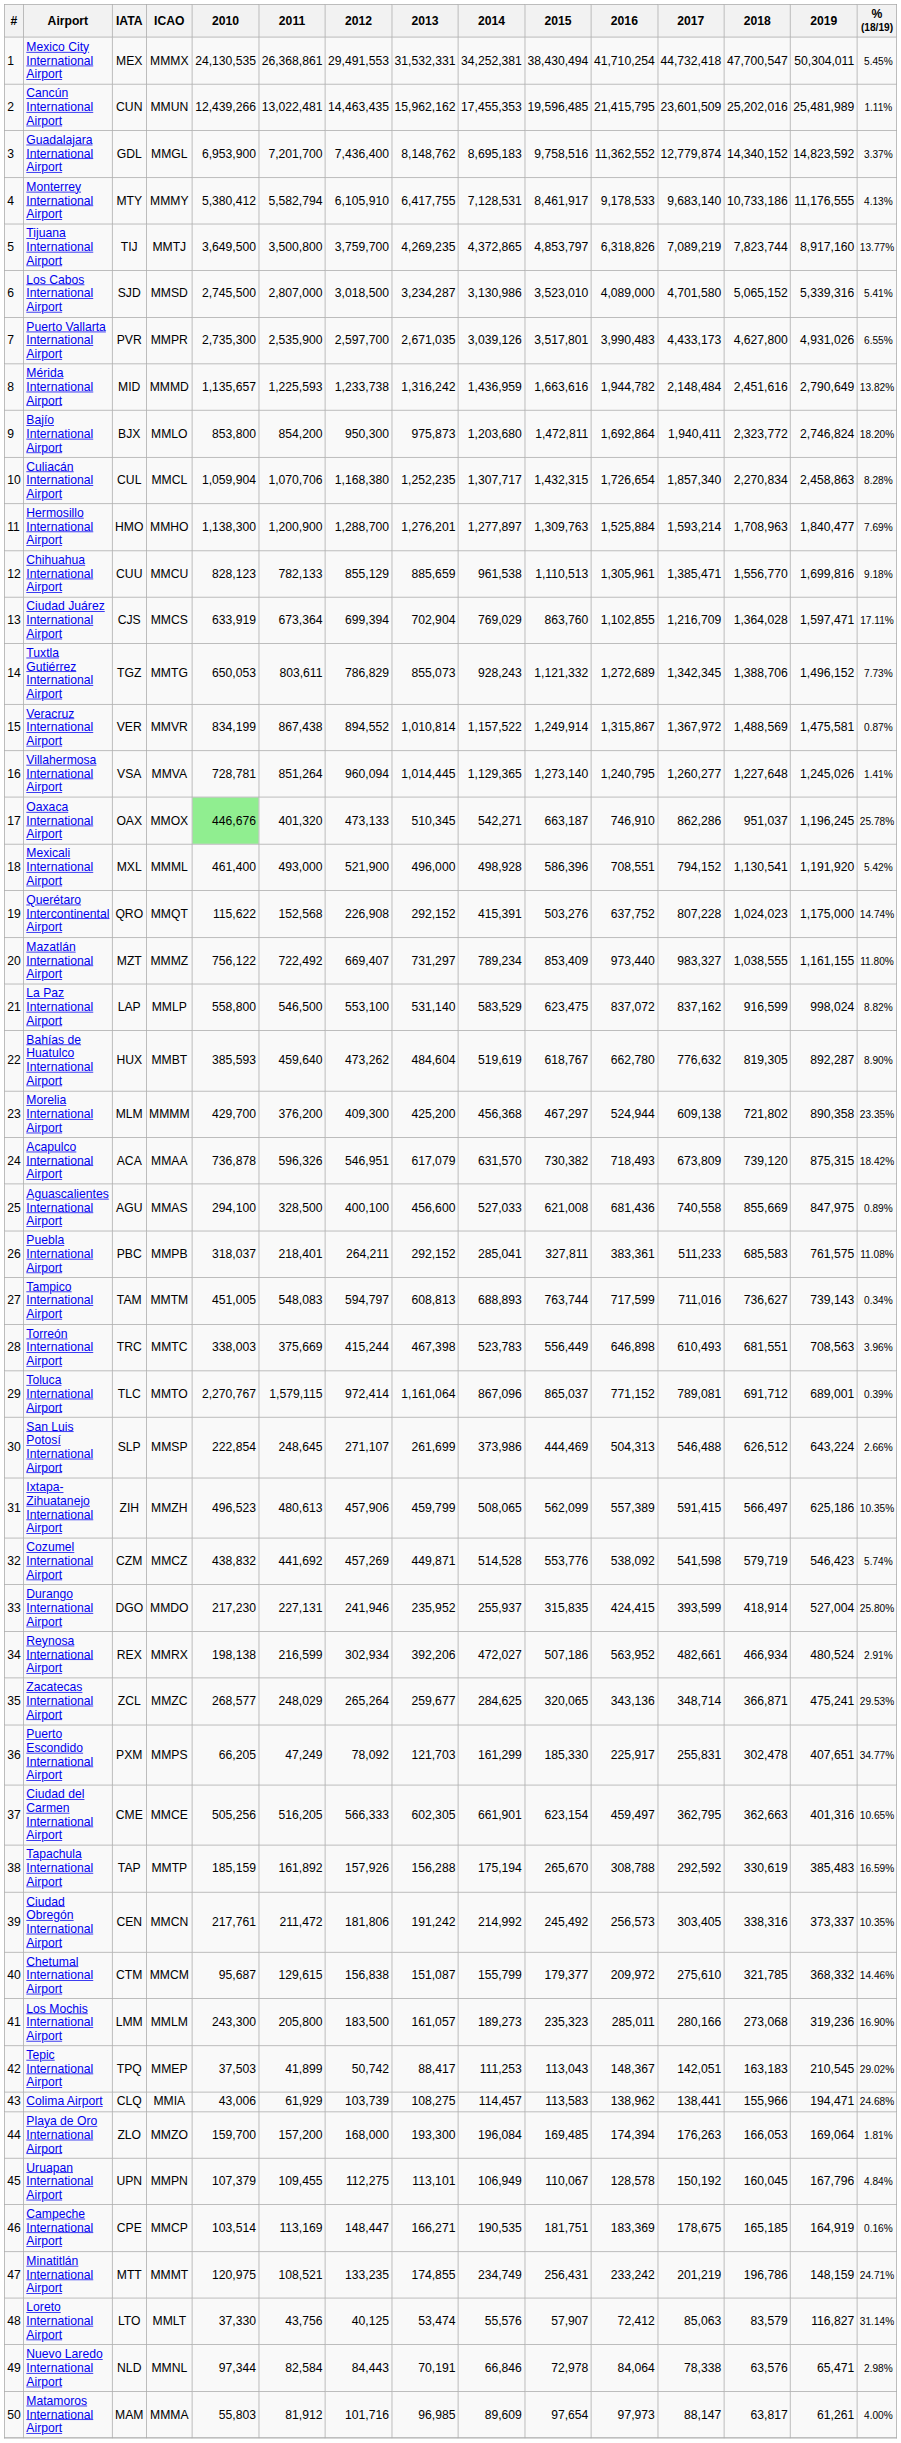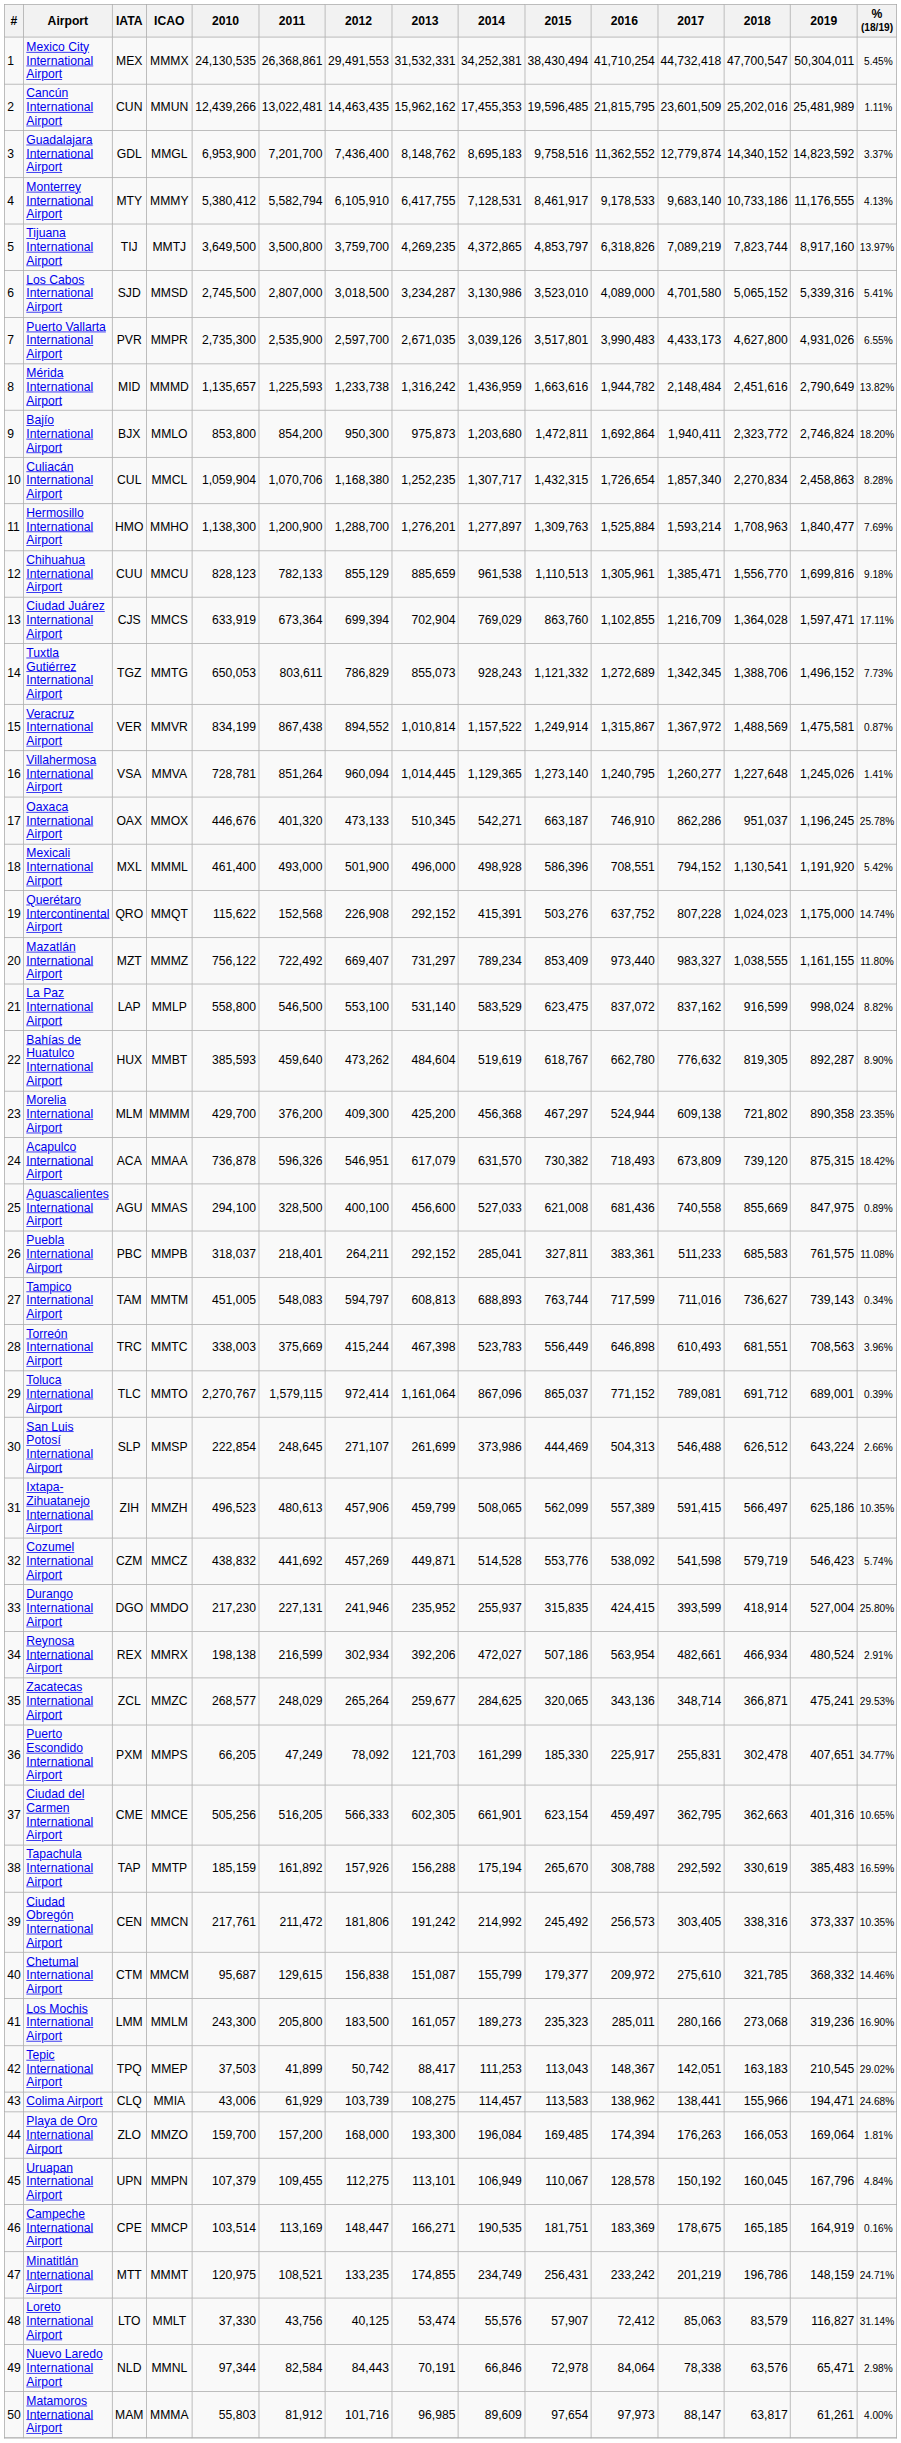(624, 107) 21,415,795 -> (624, 107) 21,815,795
(877, 248) 13.77% -> (877, 248) 13.97%
(234, 820) lightgreen background -> (234, 820) no background
(367, 867) 521,900 -> (367, 867) 501,900
(633, 1654) 563,952 -> (633, 1654) 563,954
